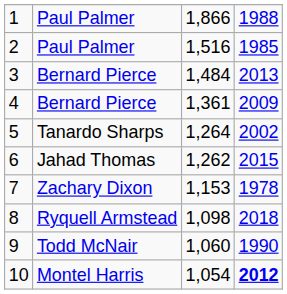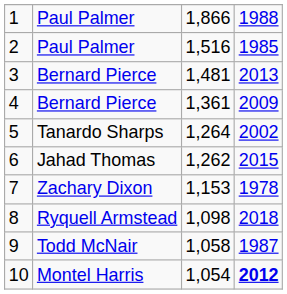(208, 75) 1,484 -> (208, 75) 1,481
(208, 246) 1,060 -> (208, 246) 1,058
(259, 246) 1990 -> (259, 246) 1987
